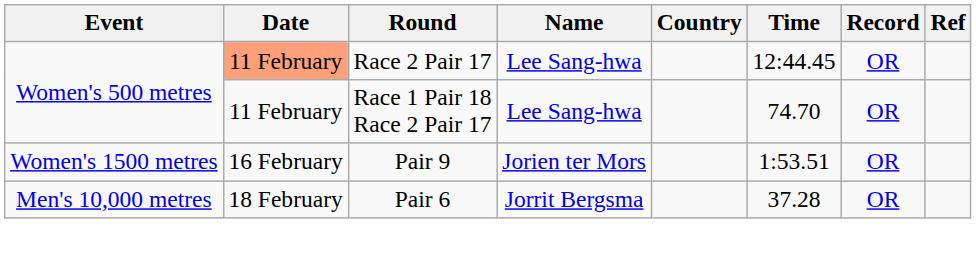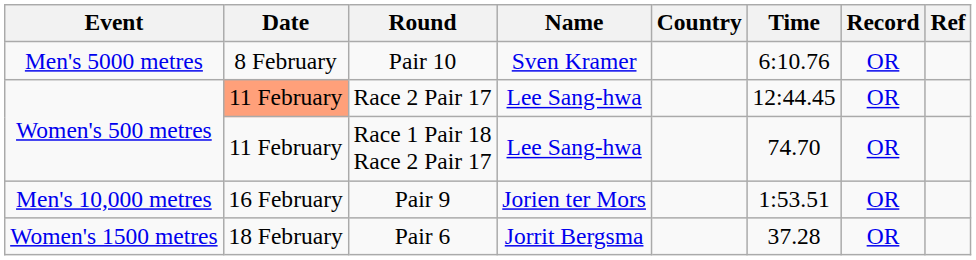+ row: (423, 60)
(114, 161) Women's 1500 metres -> (114, 198) Men's 10,000 metres
(114, 198) Men's 10,000 metres -> (114, 236) Women's 1500 metres
